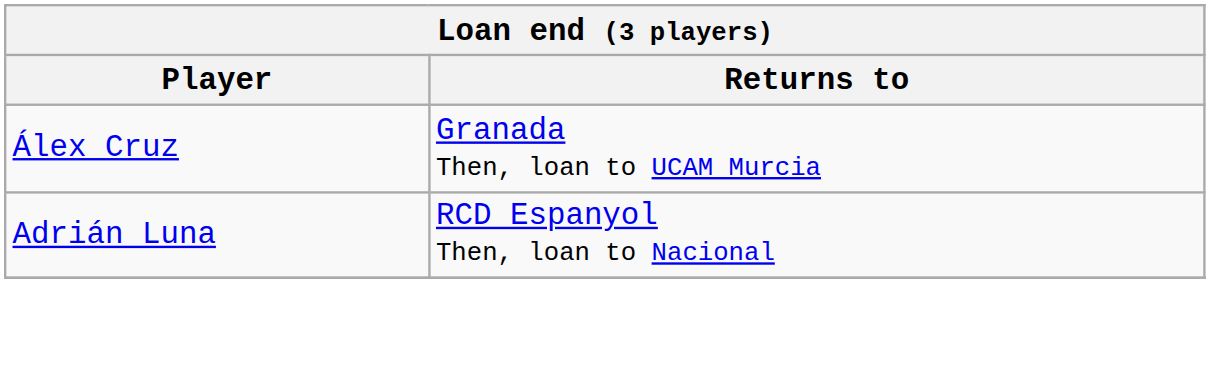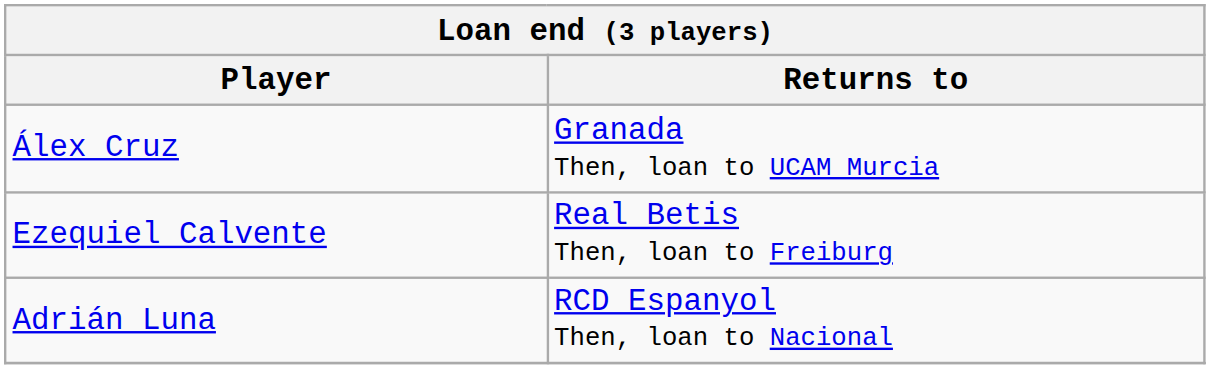+ row: (170, 234)
